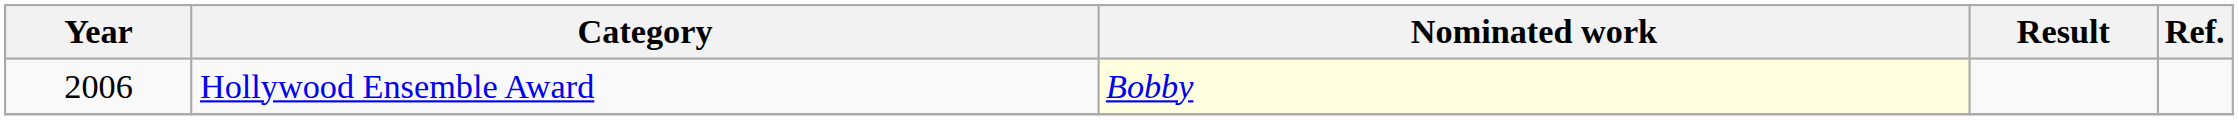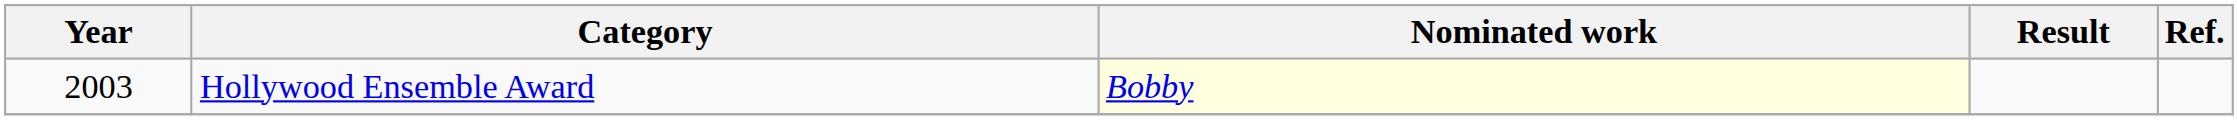(99, 85) 2006 -> (99, 85) 2003
